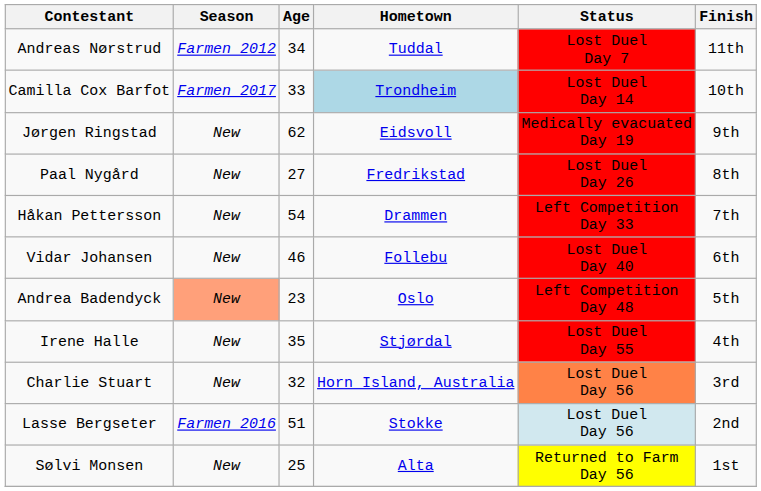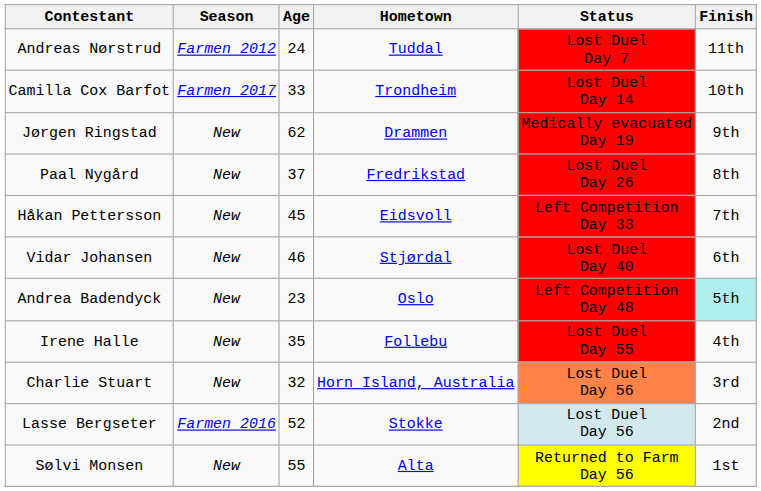(296, 50) 34 -> (296, 50) 24
(416, 91) lightblue background -> (416, 91) no background
(416, 133) Eidsvoll -> (416, 133) Drammen
(296, 175) 27 -> (296, 175) 37
(296, 216) 54 -> (296, 216) 45
(416, 216) Drammen -> (416, 216) Eidsvoll
(416, 258) Follebu -> (416, 258) Stjørdal
(227, 299) lightsalmon background -> (227, 299) no background
(726, 299) no background -> (726, 299) paleturquoise background
(416, 341) Stjørdal -> (416, 341) Follebu
(296, 424) 51 -> (296, 424) 52
(296, 466) 25 -> (296, 466) 55
